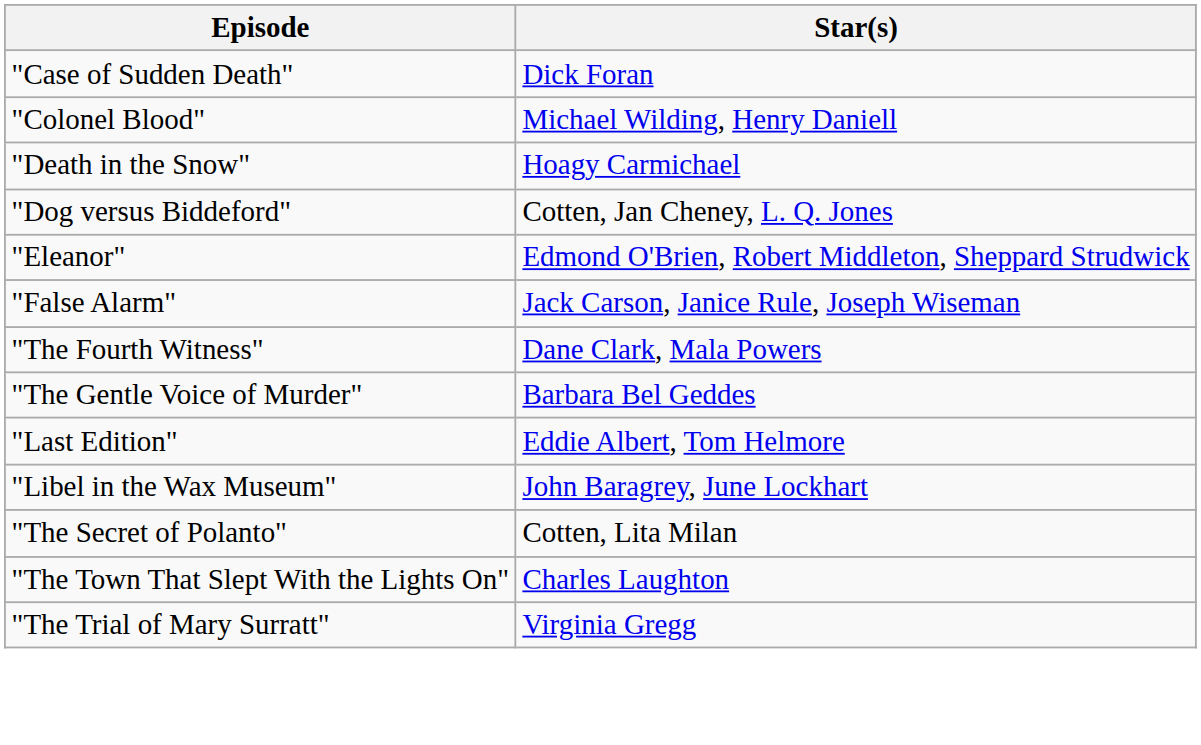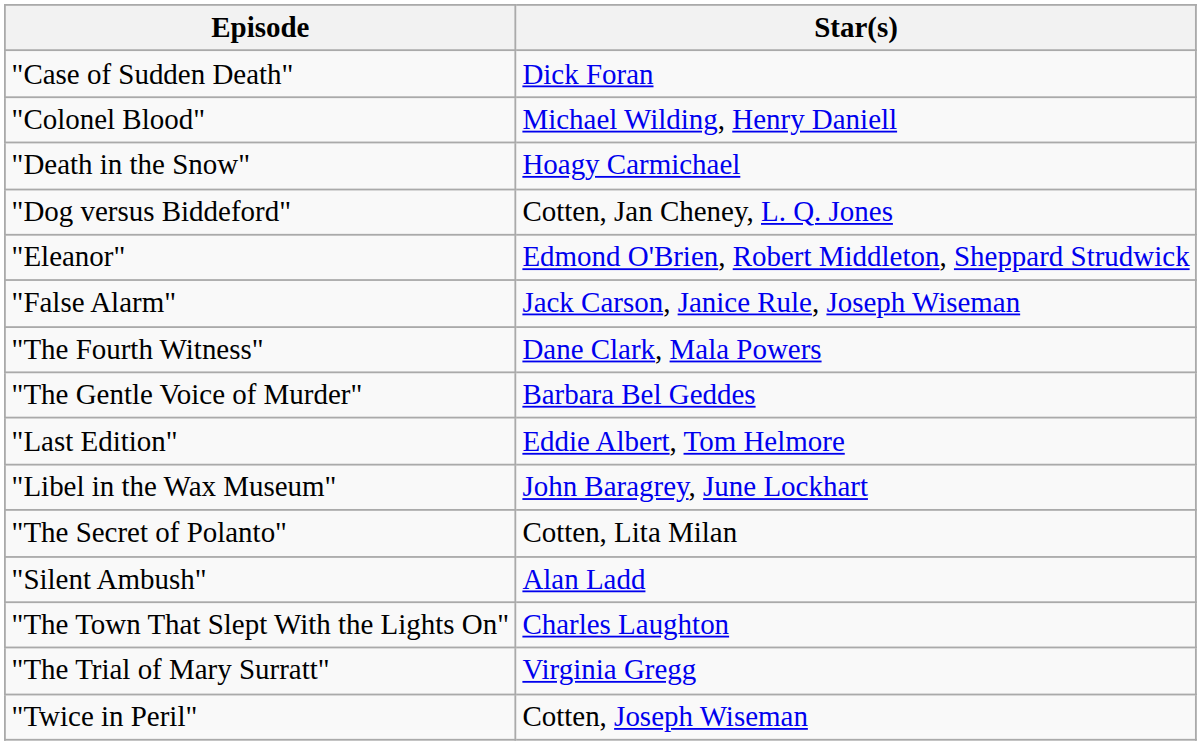+ row: (109, 578)
+ row: (104, 716)
